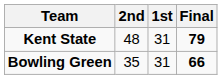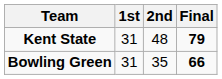columns swapped: (162, 16) <-> (132, 16)
